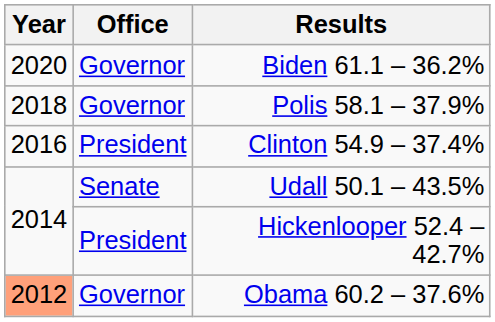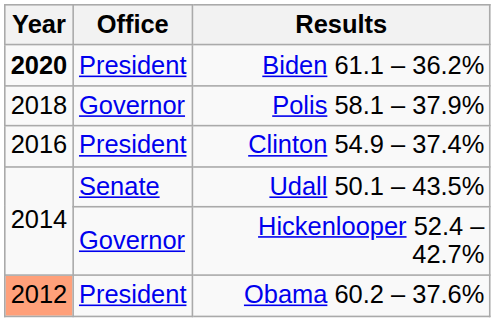(39, 65) normal -> (39, 65) bold
(132, 65) Governor -> (133, 65) President
(133, 240) President -> (132, 240) Governor
(132, 295) Governor -> (133, 295) President
